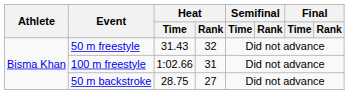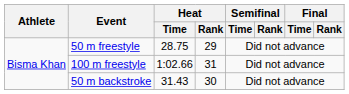(175, 47) 31.43 -> (175, 47) 28.75
(211, 47) 32 -> (211, 47) 29
(175, 82) 28.75 -> (175, 82) 31.43
(211, 82) 27 -> (211, 82) 30
